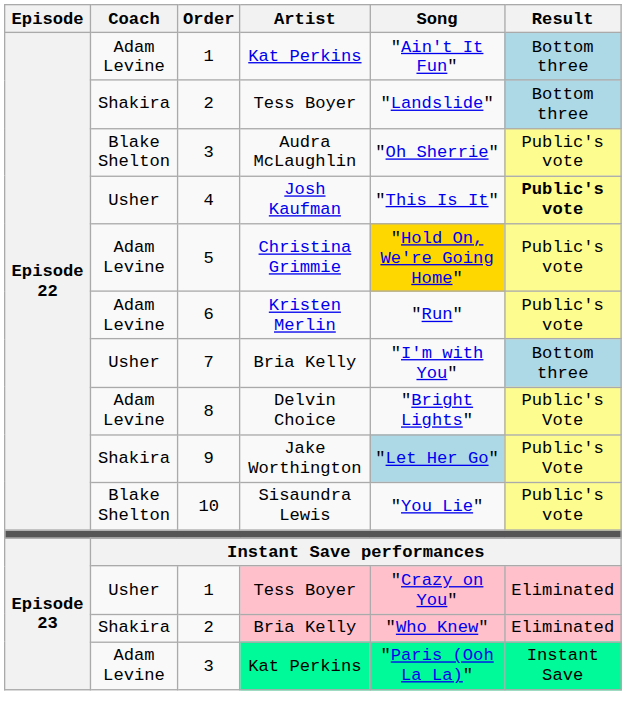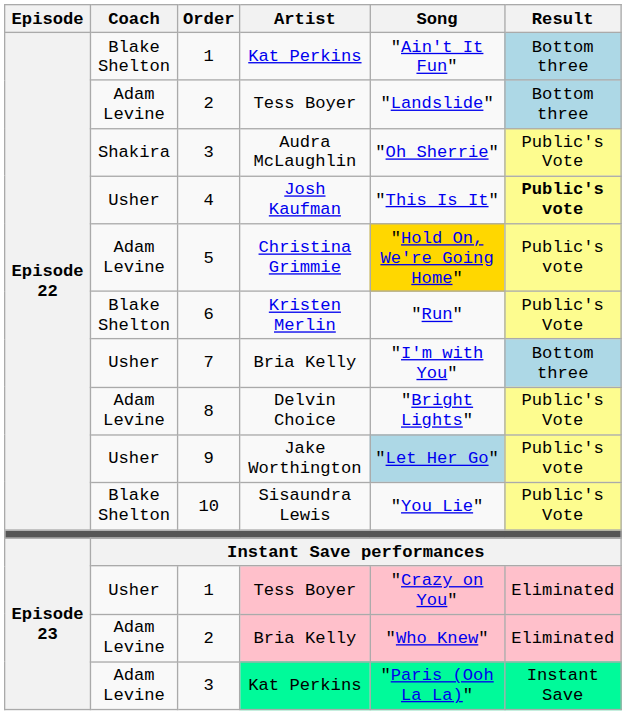(134, 57) Adam Levine -> (134, 57) Blake Shelton
(134, 104) Shakira -> (134, 104) Adam Levine
(134, 152) Blake Shelton -> (134, 152) Shakira
(563, 152) Public's vote -> (563, 152) Public's Vote
(134, 315) Adam Levine -> (134, 315) Blake Shelton
(563, 315) Public's vote -> (563, 315) Public's Vote
(134, 458) Shakira -> (134, 458) Usher
(563, 458) Public's Vote -> (563, 458) Public's vote
(563, 506) Public's vote -> (563, 506) Public's Vote
(134, 628) Shakira -> (134, 638) Adam Levine
